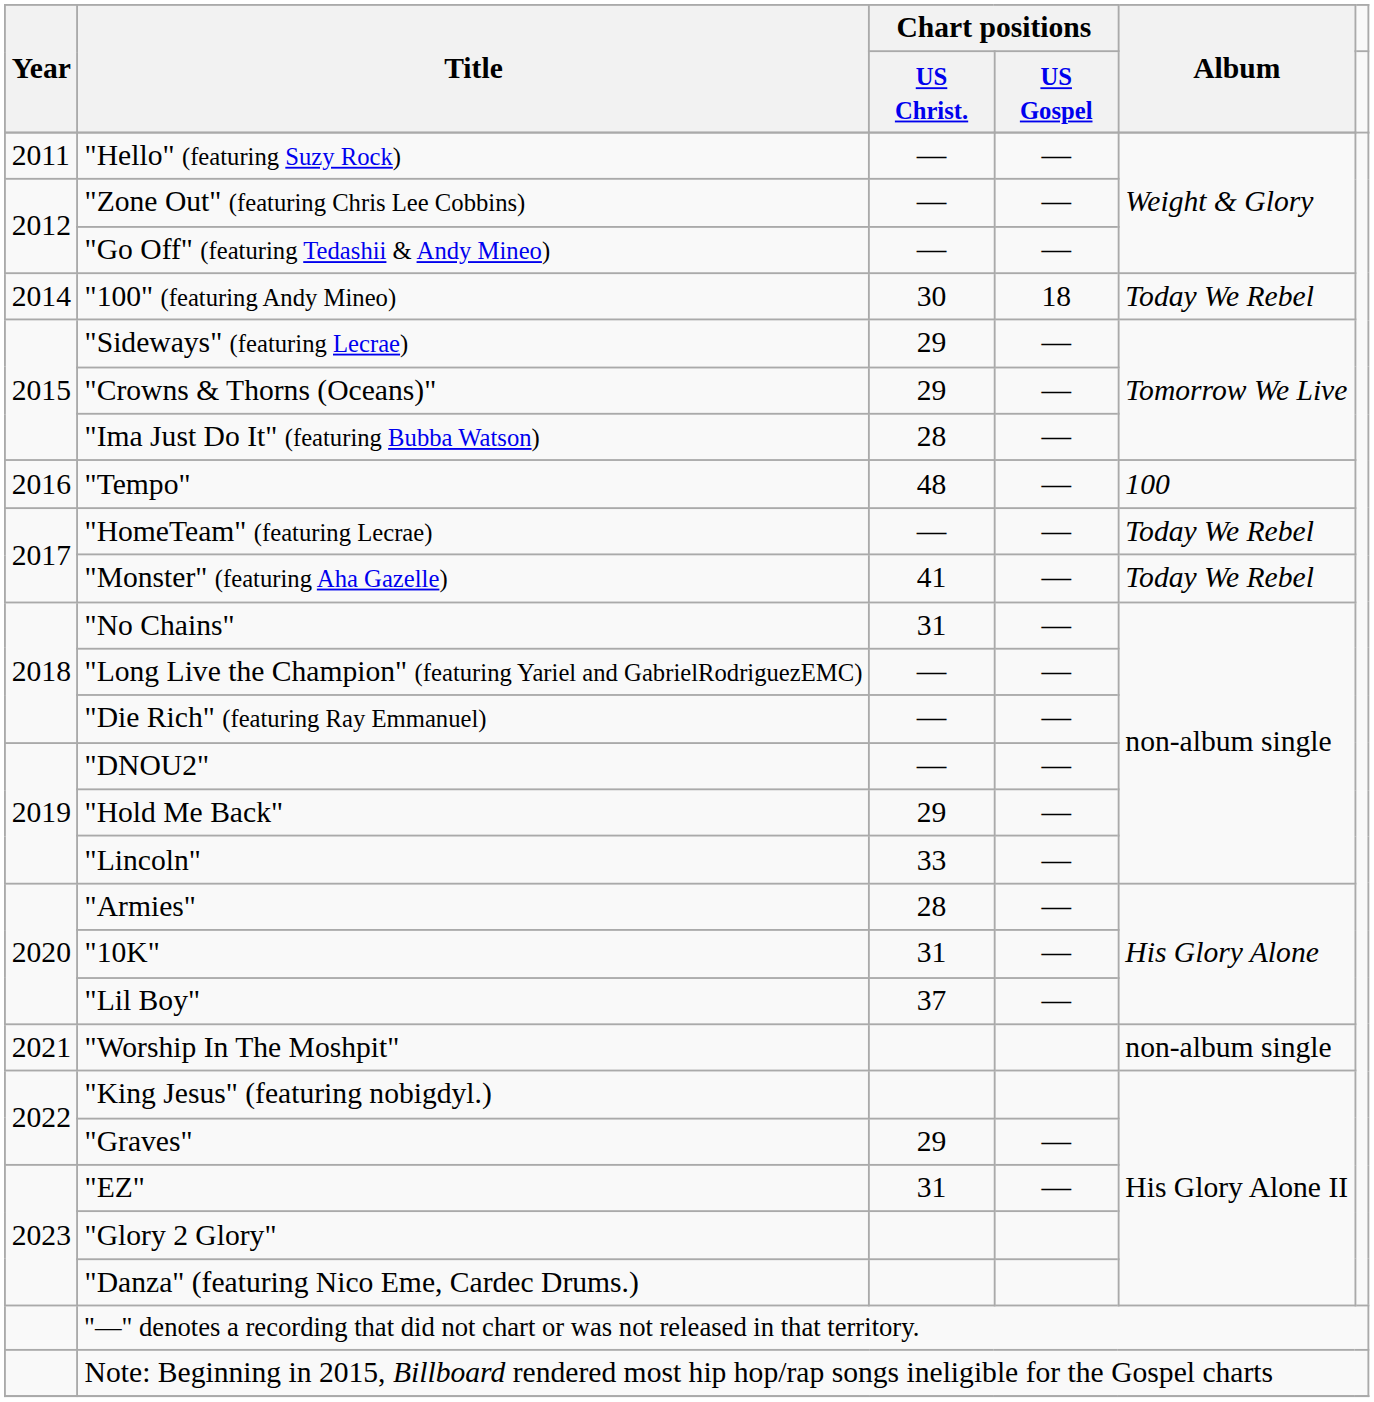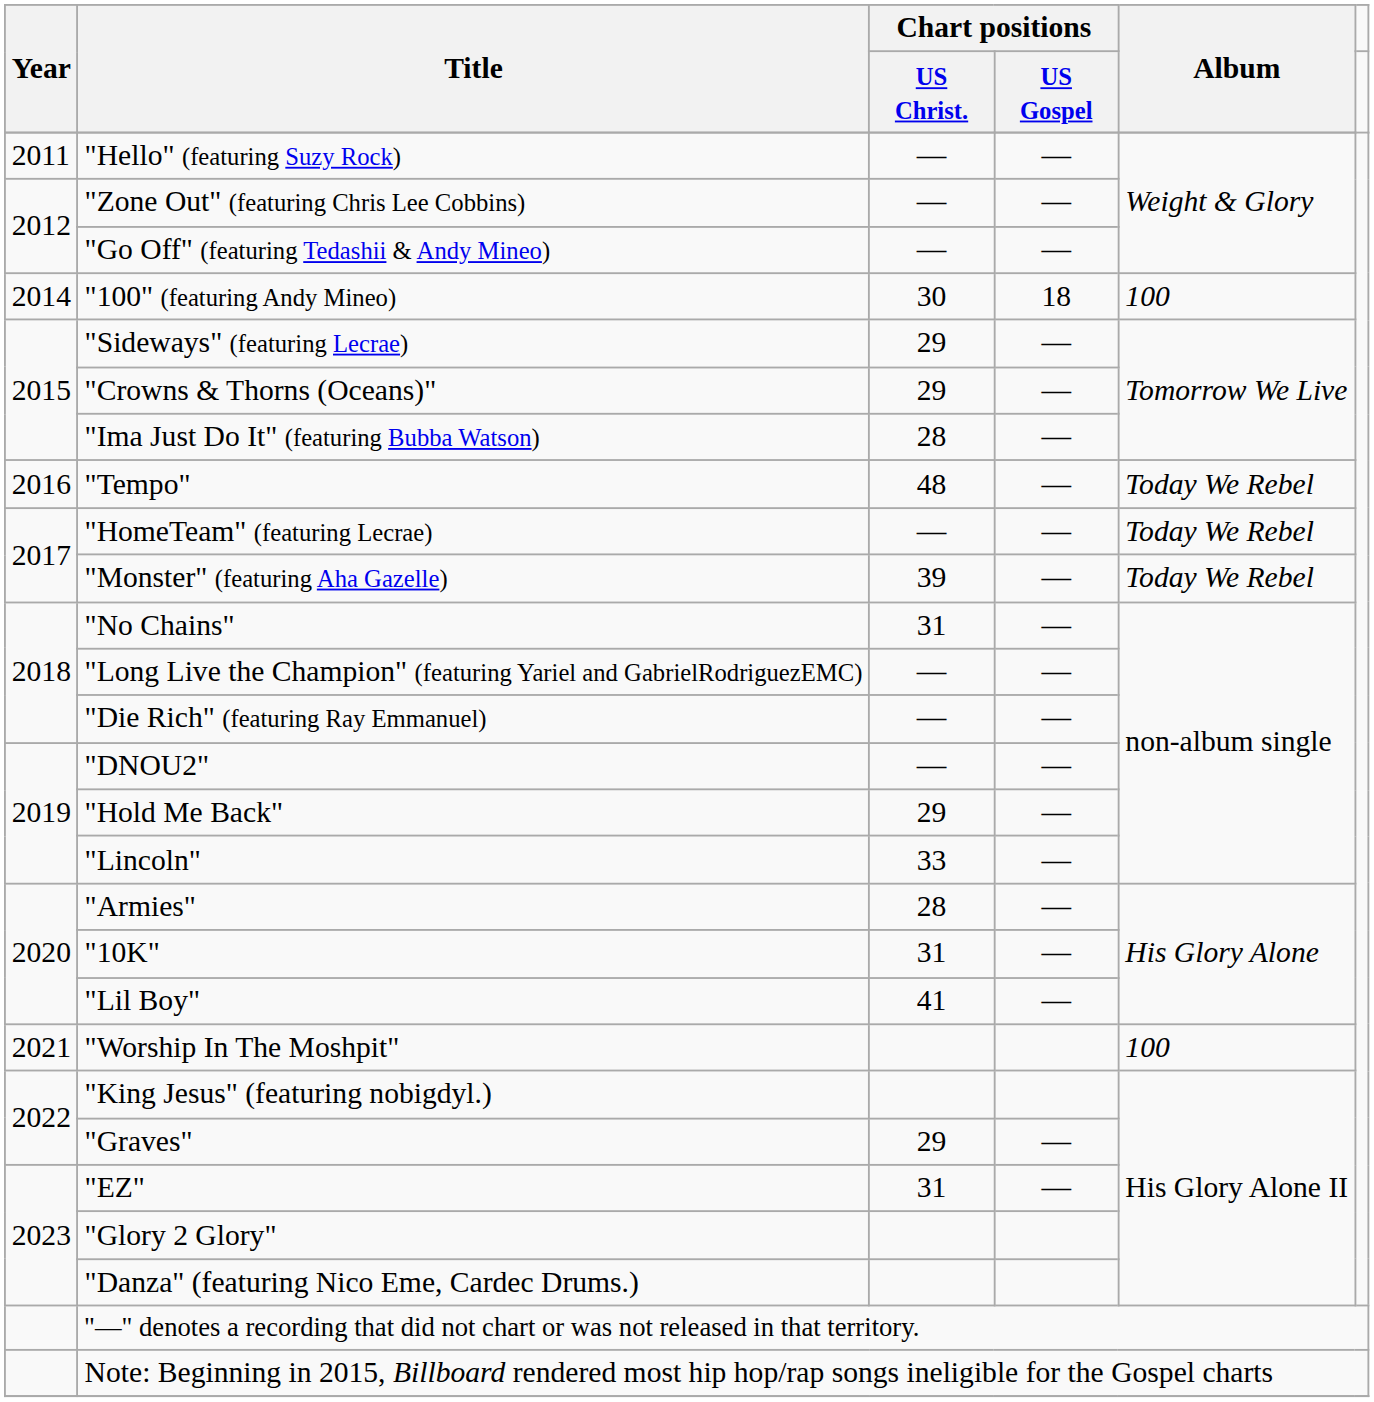(1220, 295) Today We Rebel -> (1148, 295) 100
(1148, 483) 100 -> (1220, 483) Today We Rebel
(932, 577) 41 -> (932, 577) 39
(932, 1000) 37 -> (932, 1000) 41
(1229, 1047) non-album single -> (1148, 1047) 100
